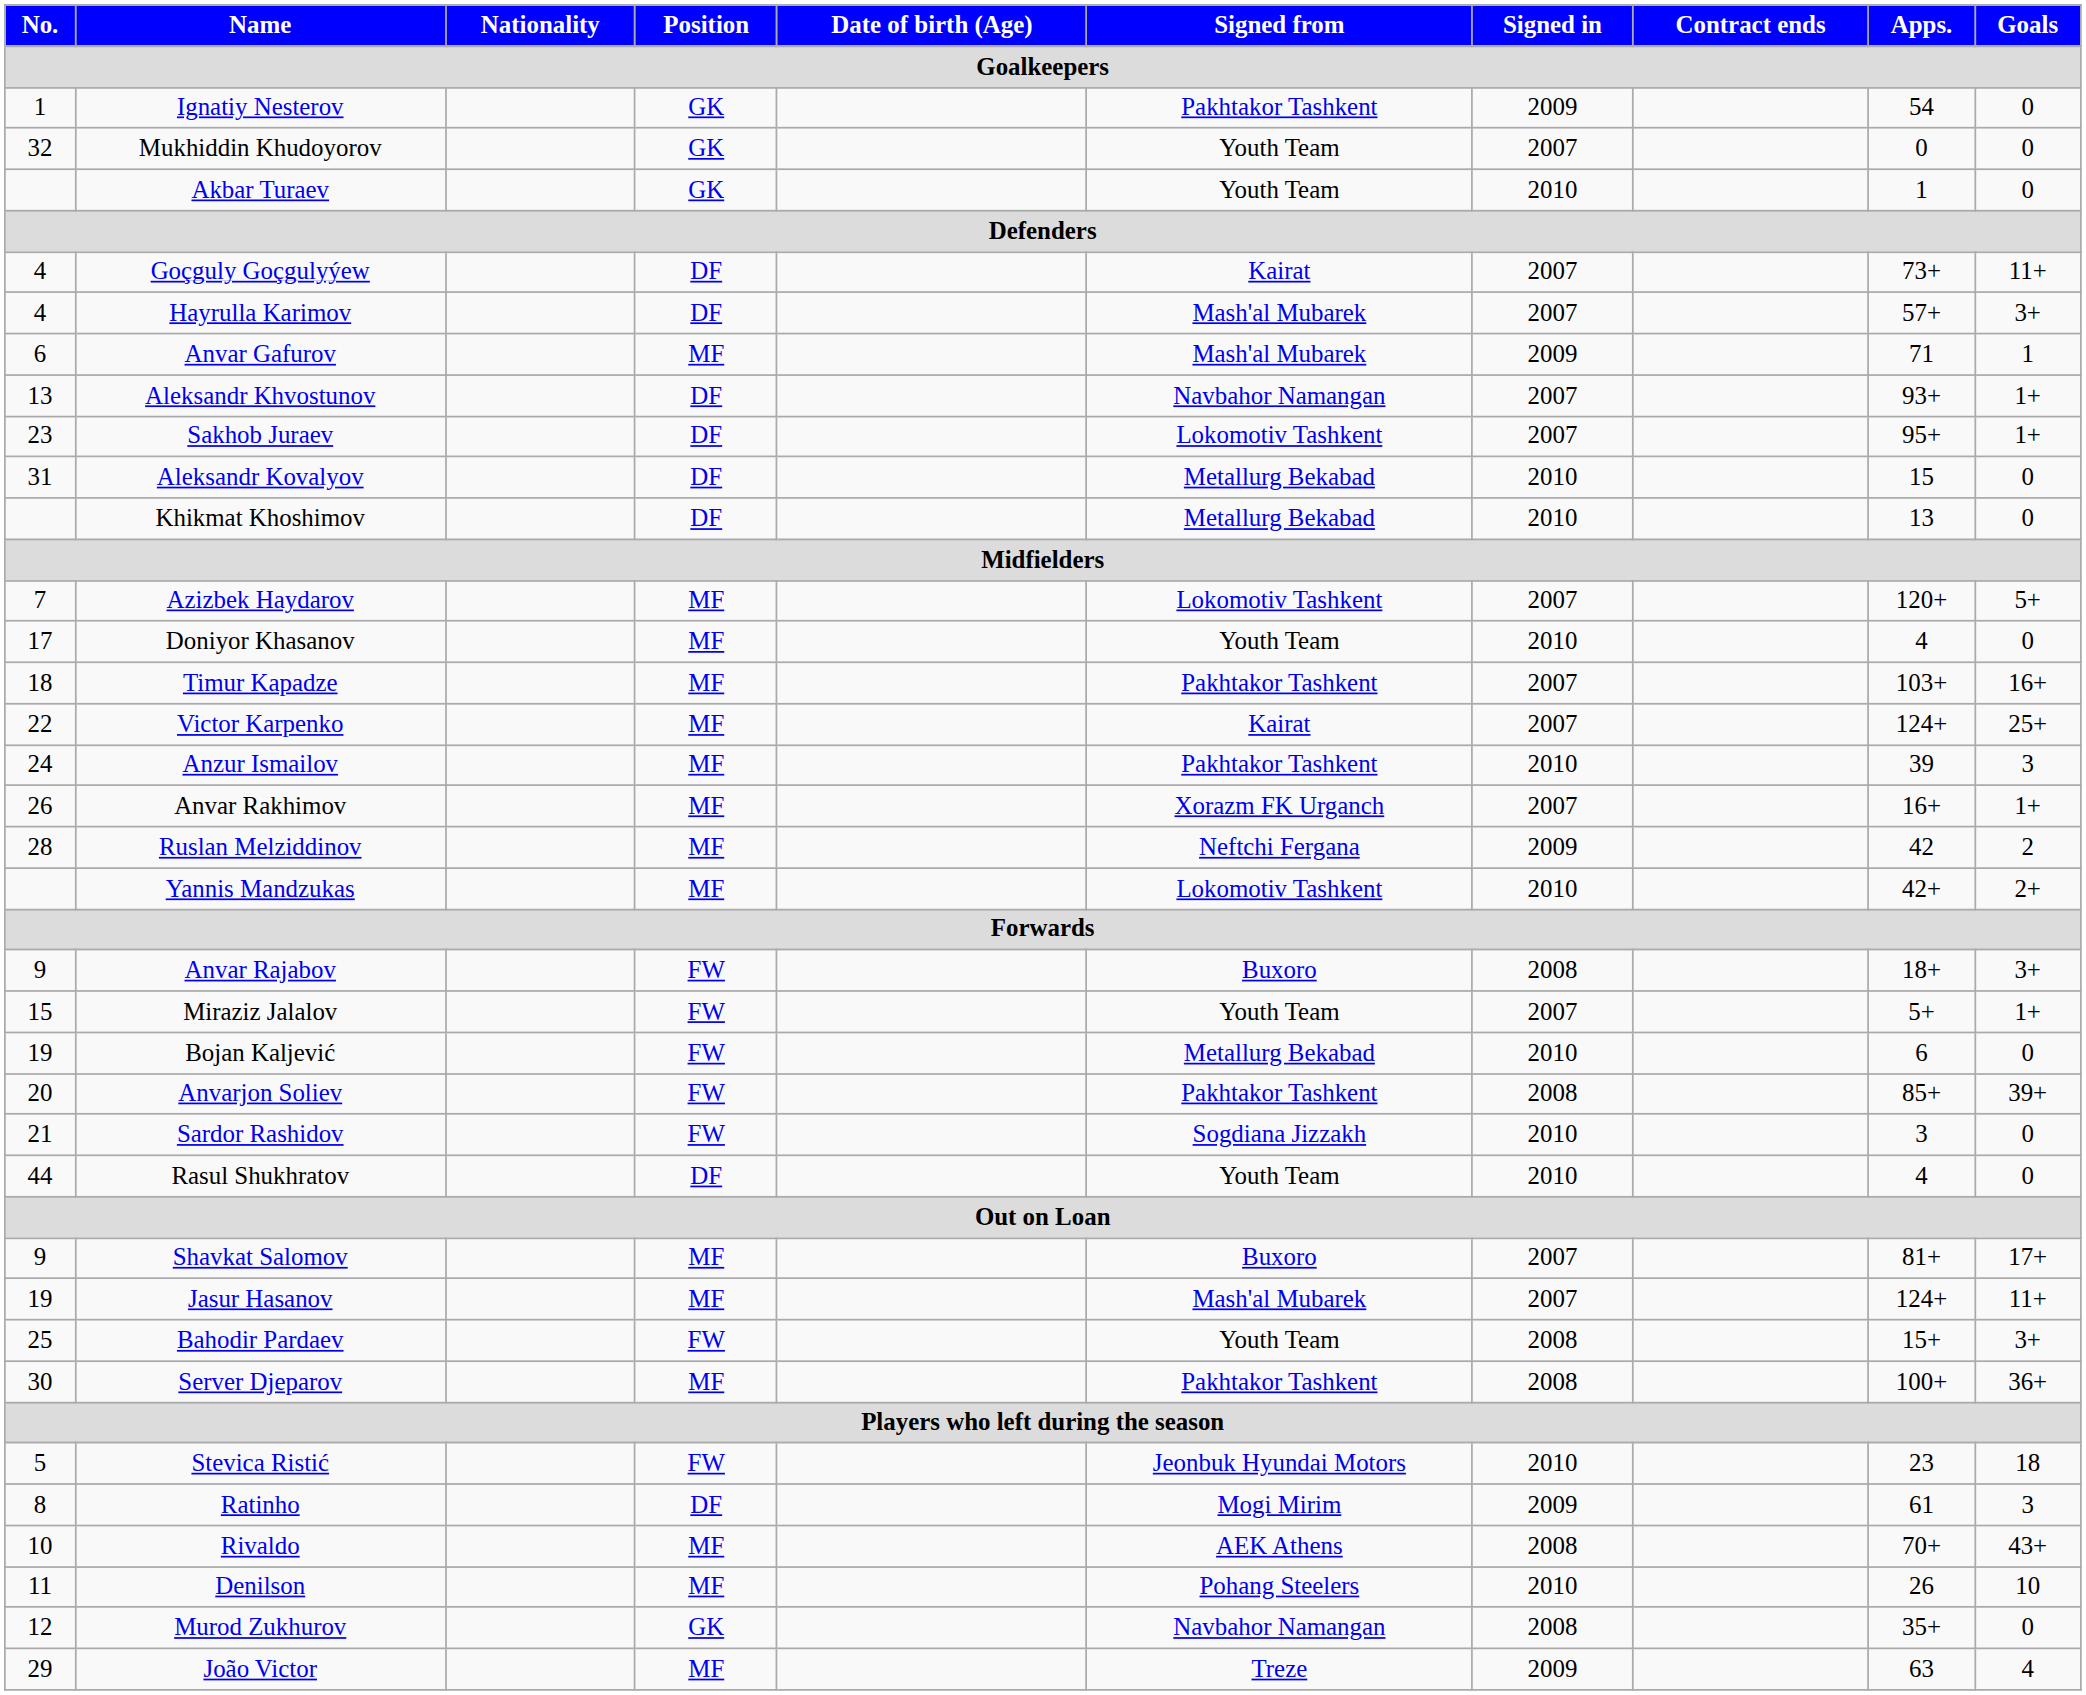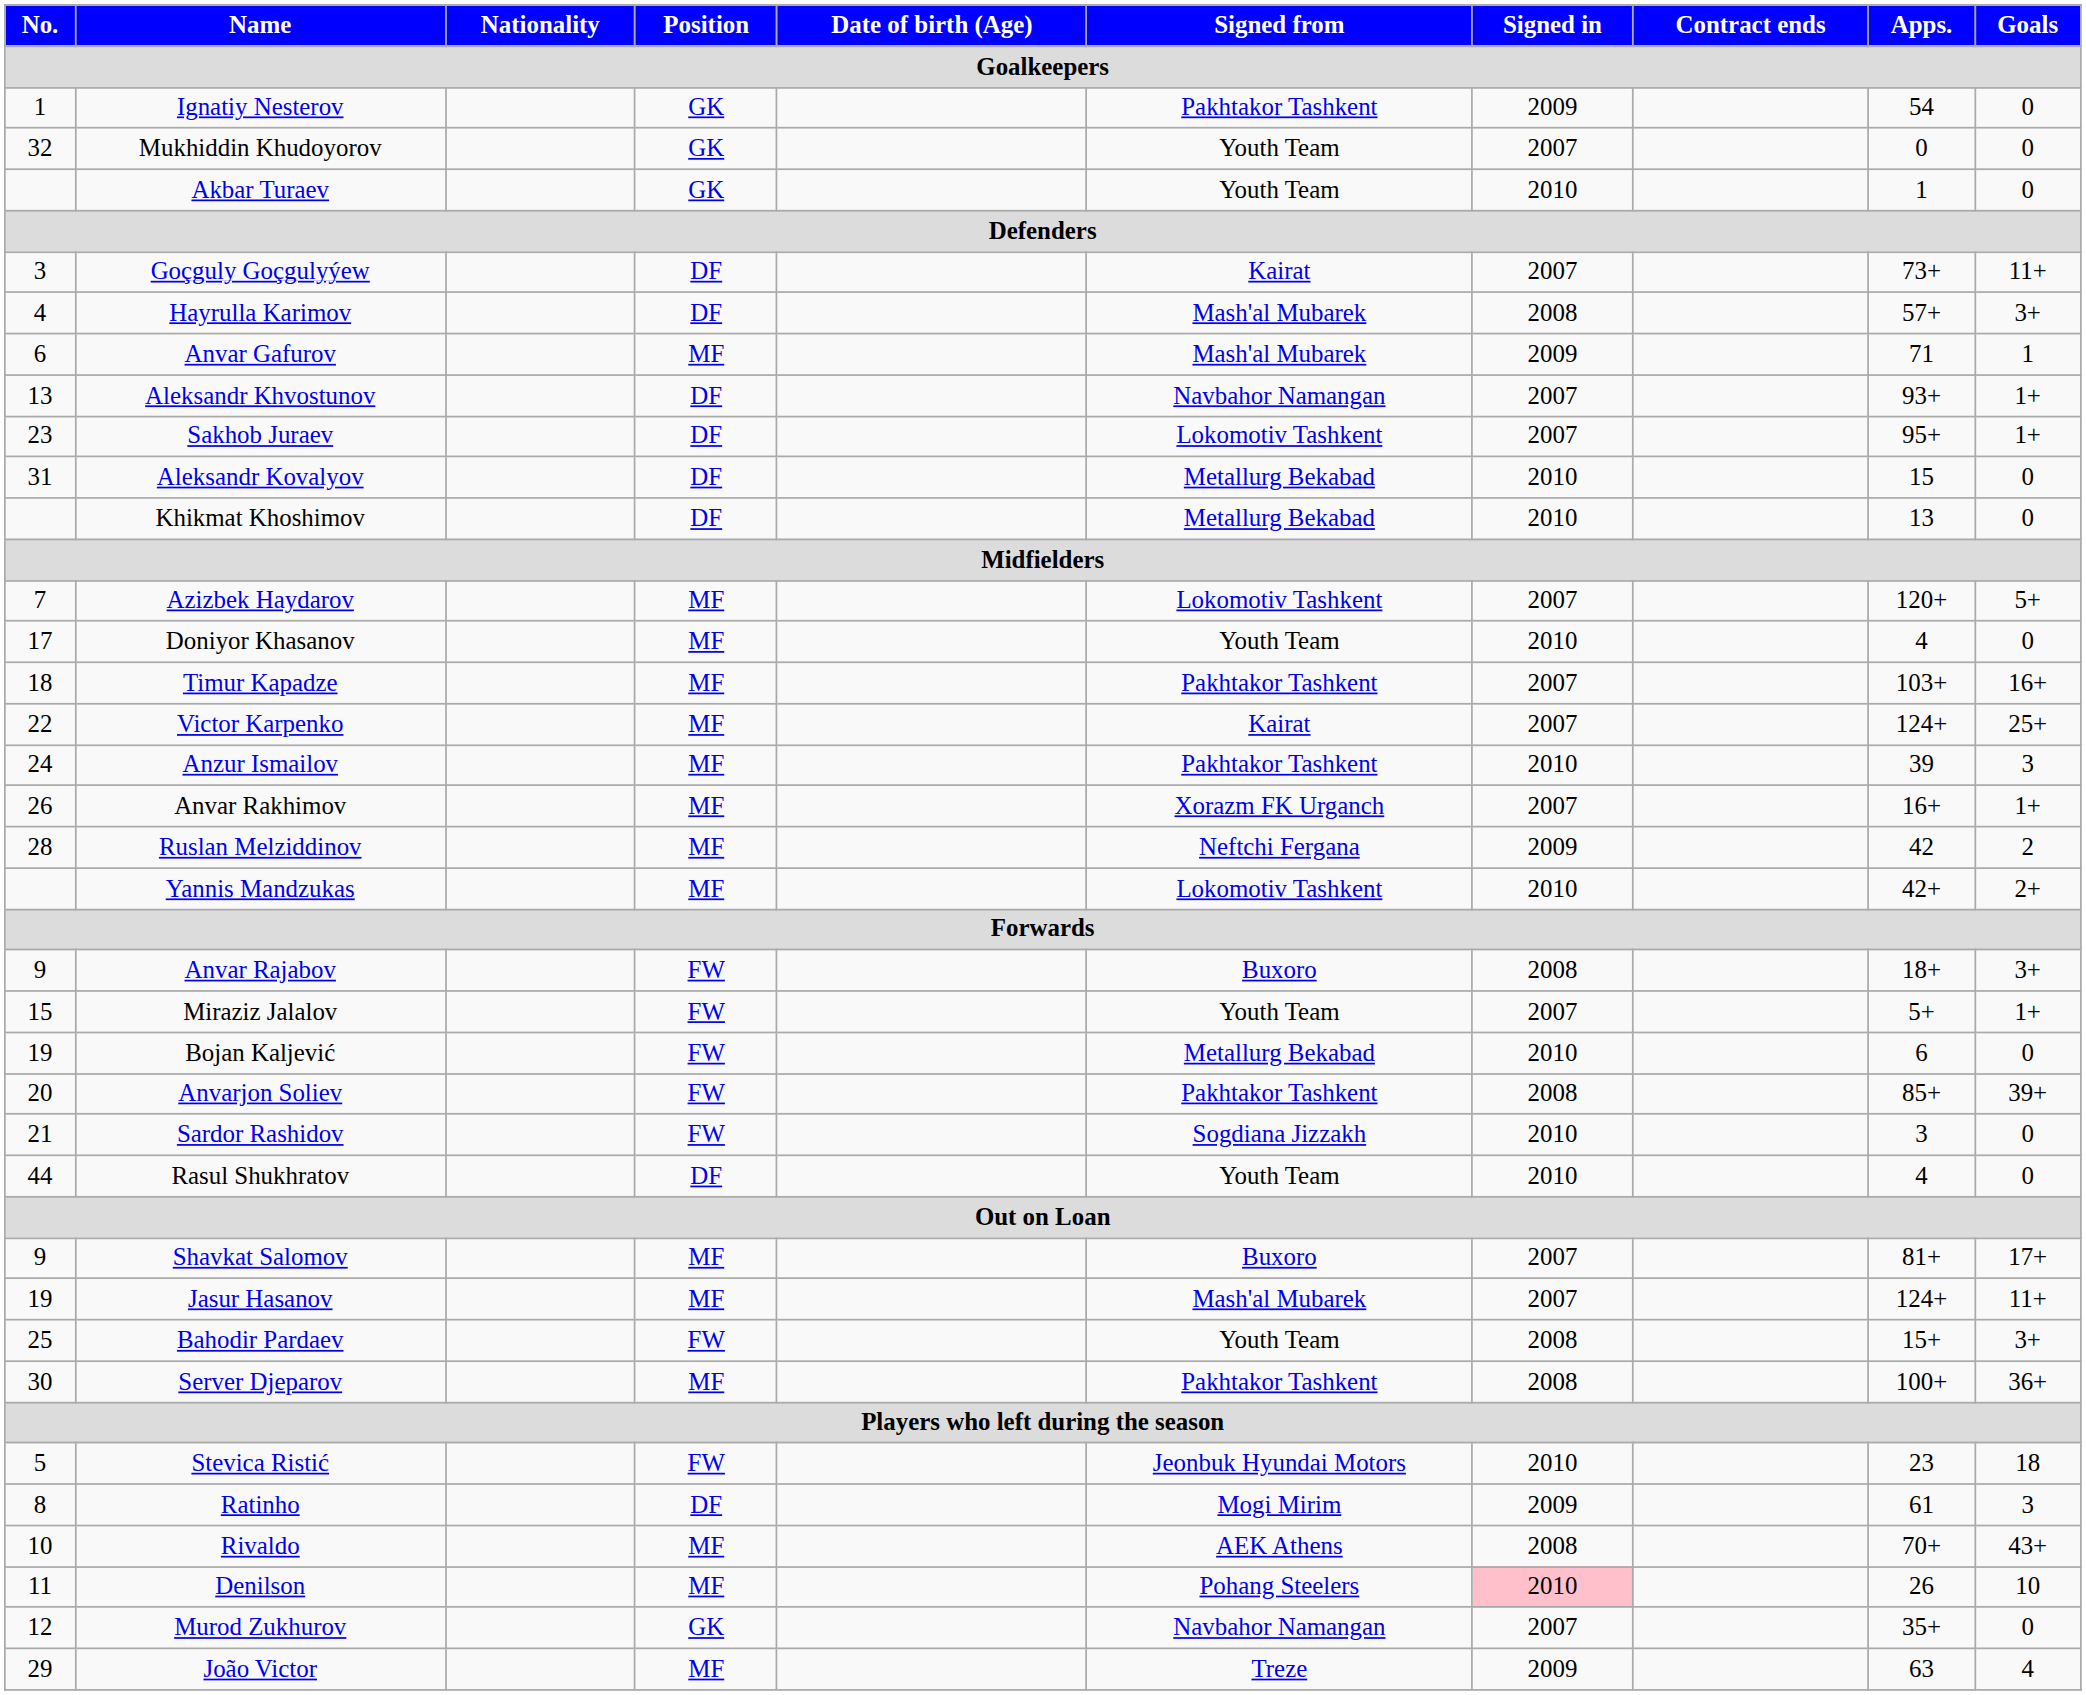(40, 271) 4 -> (40, 271) 3
(1552, 313) 2007 -> (1552, 313) 2008
(1552, 1586) no background -> (1552, 1586) pink background
(1552, 1627) 2008 -> (1552, 1627) 2007
